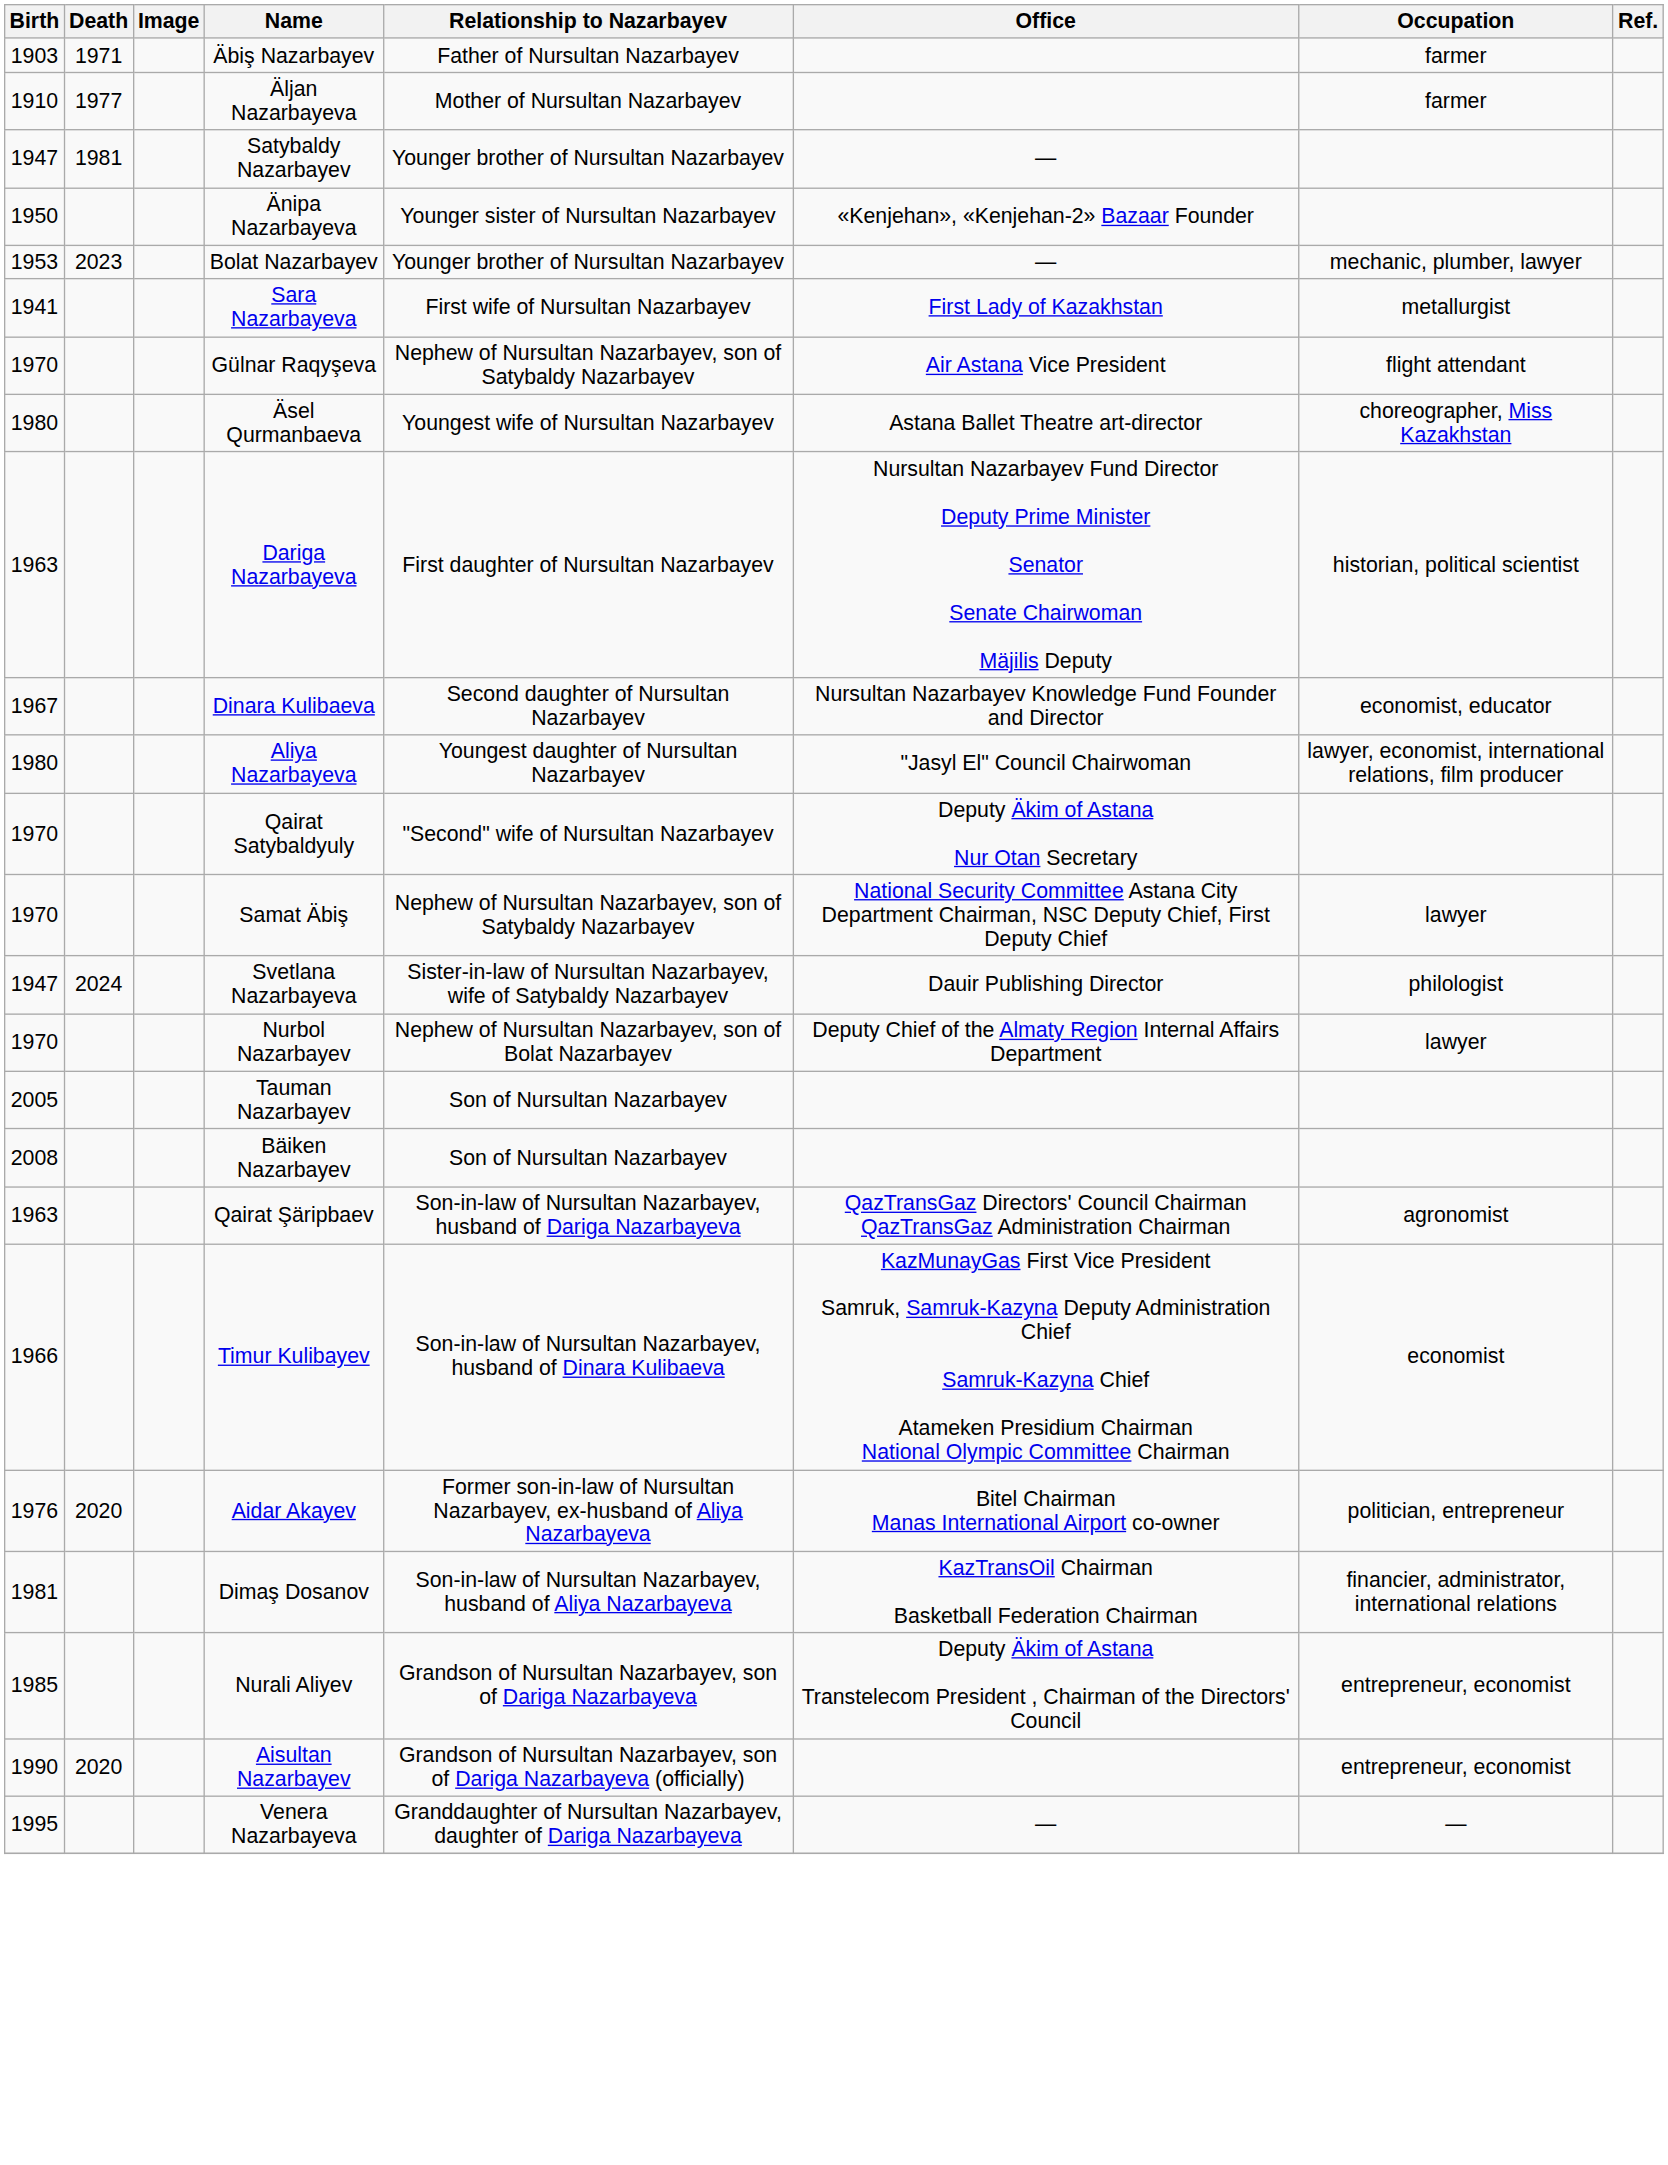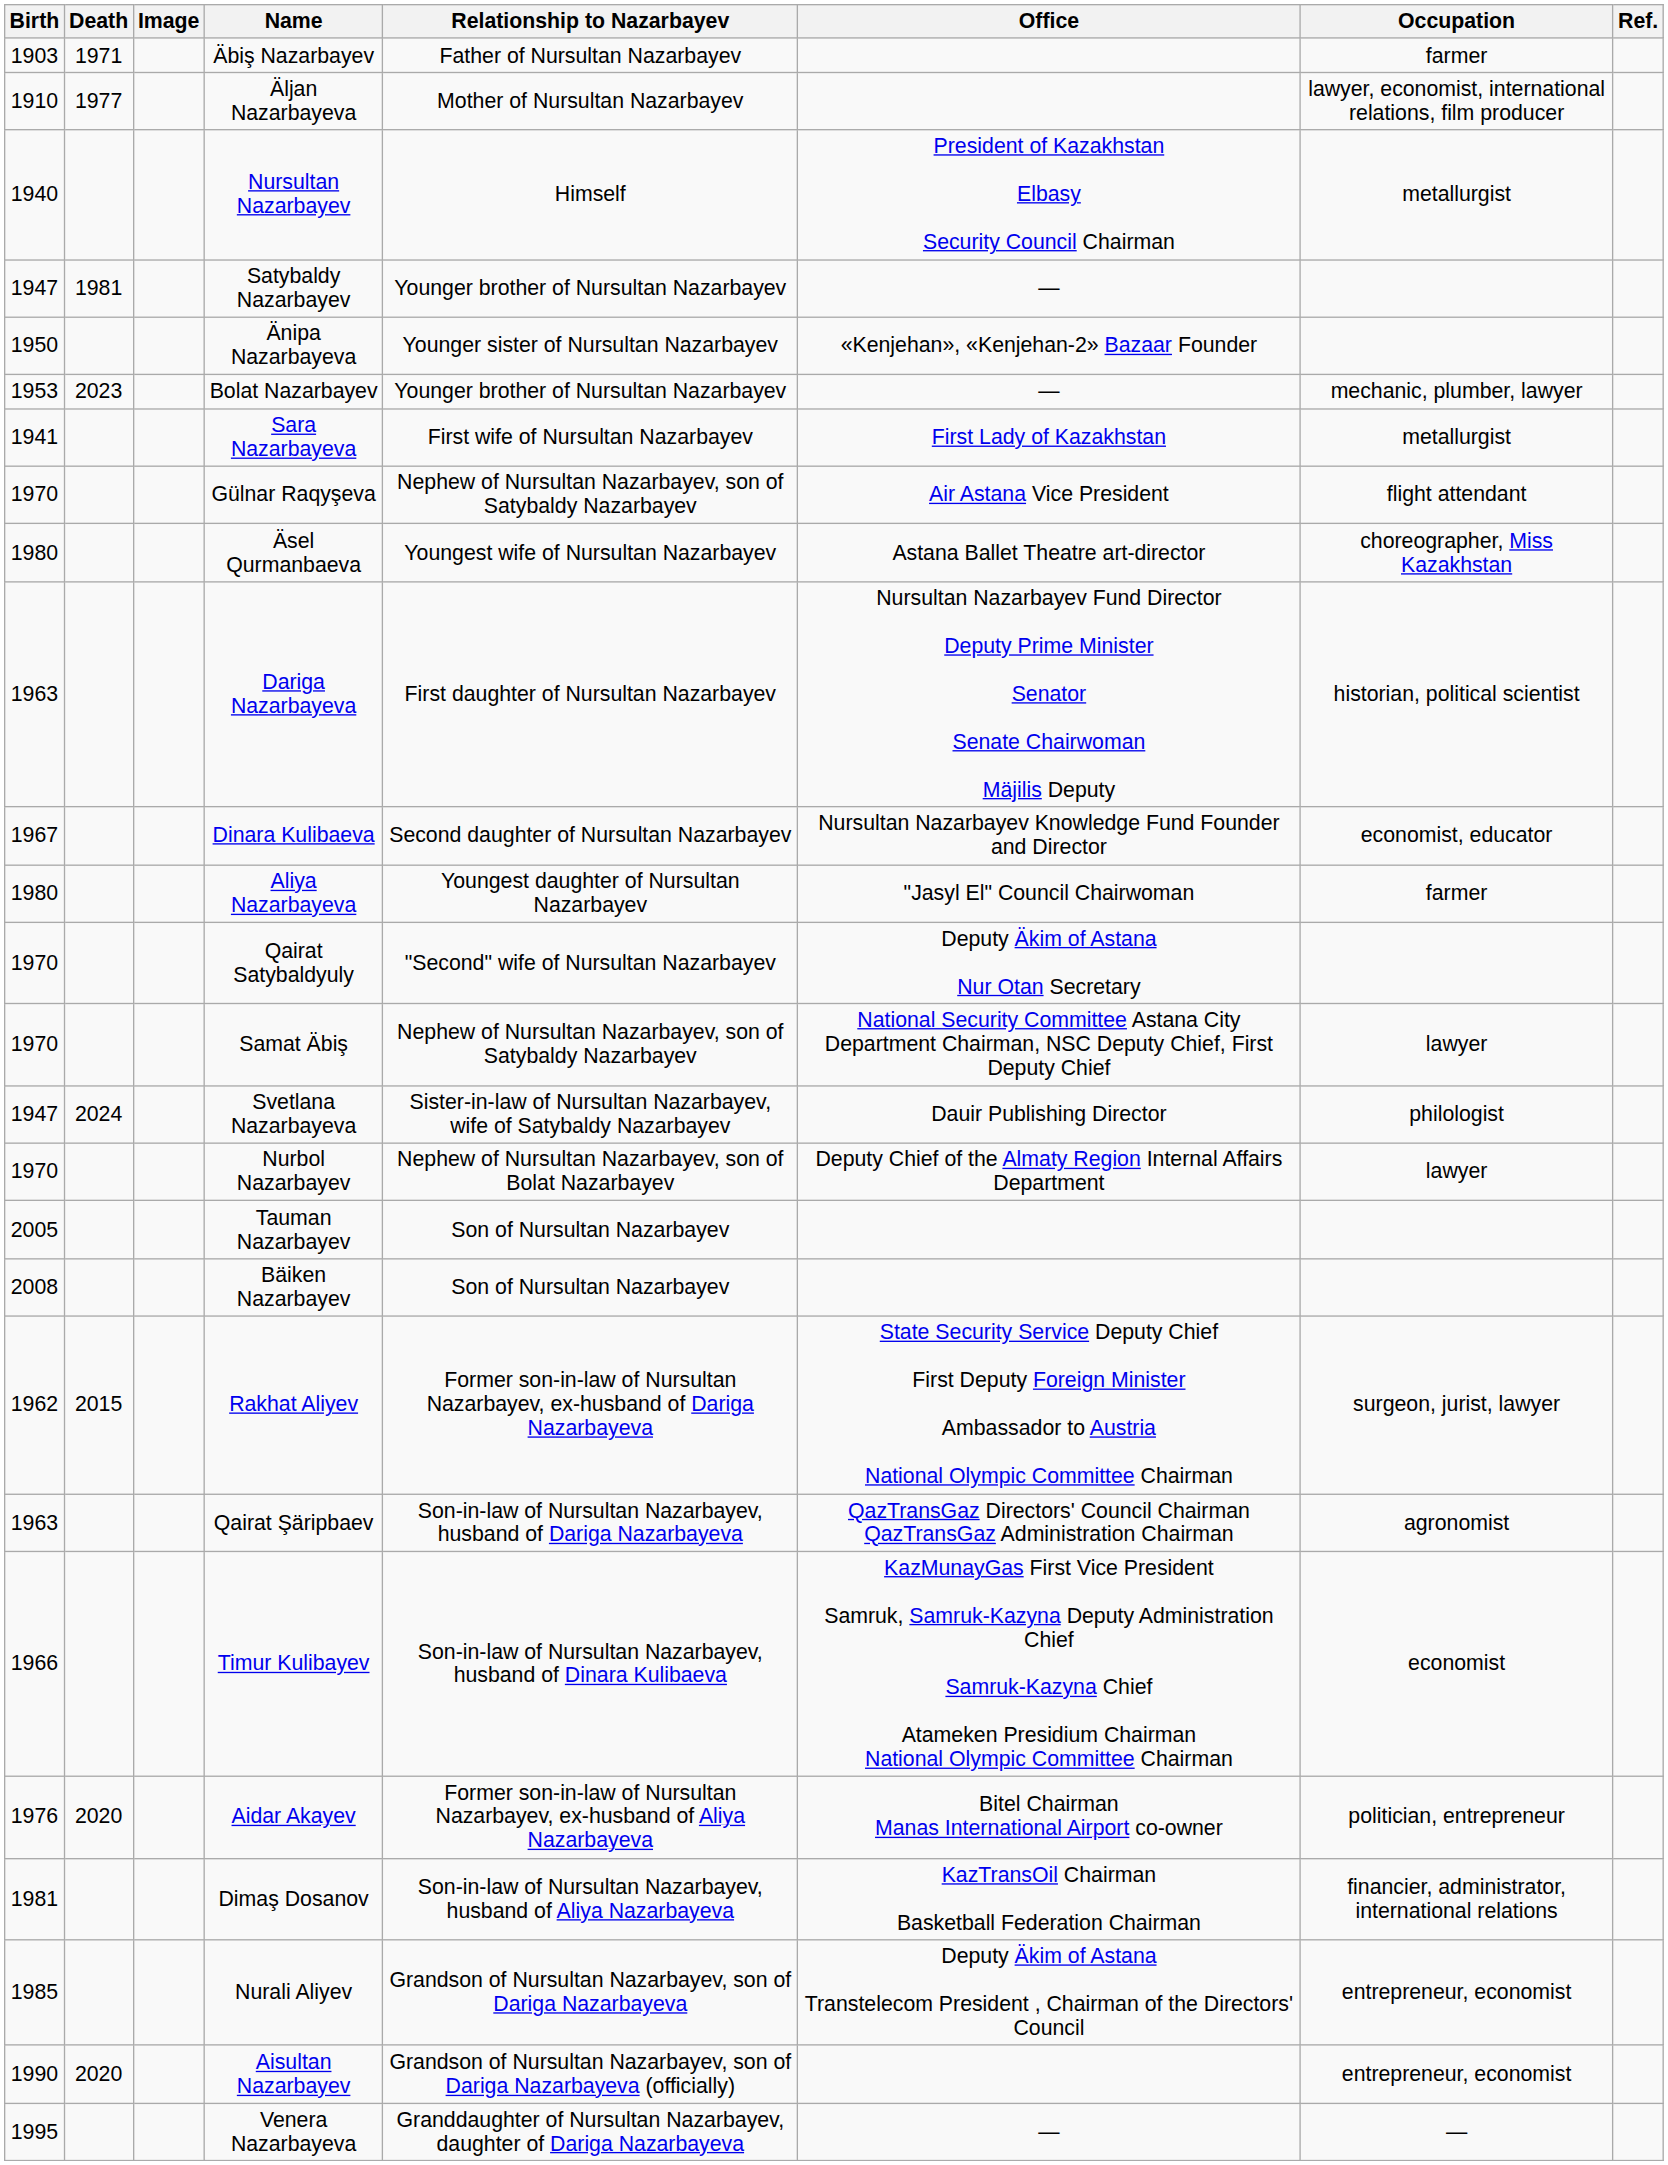(1456, 100) farmer -> (1457, 100) lawyer, economist, international relations, film producer
+ row: (294, 194)
(1456, 763) lawyer, economist, international relations, film producer -> (1457, 893) farmer
+ row: (294, 1404)
